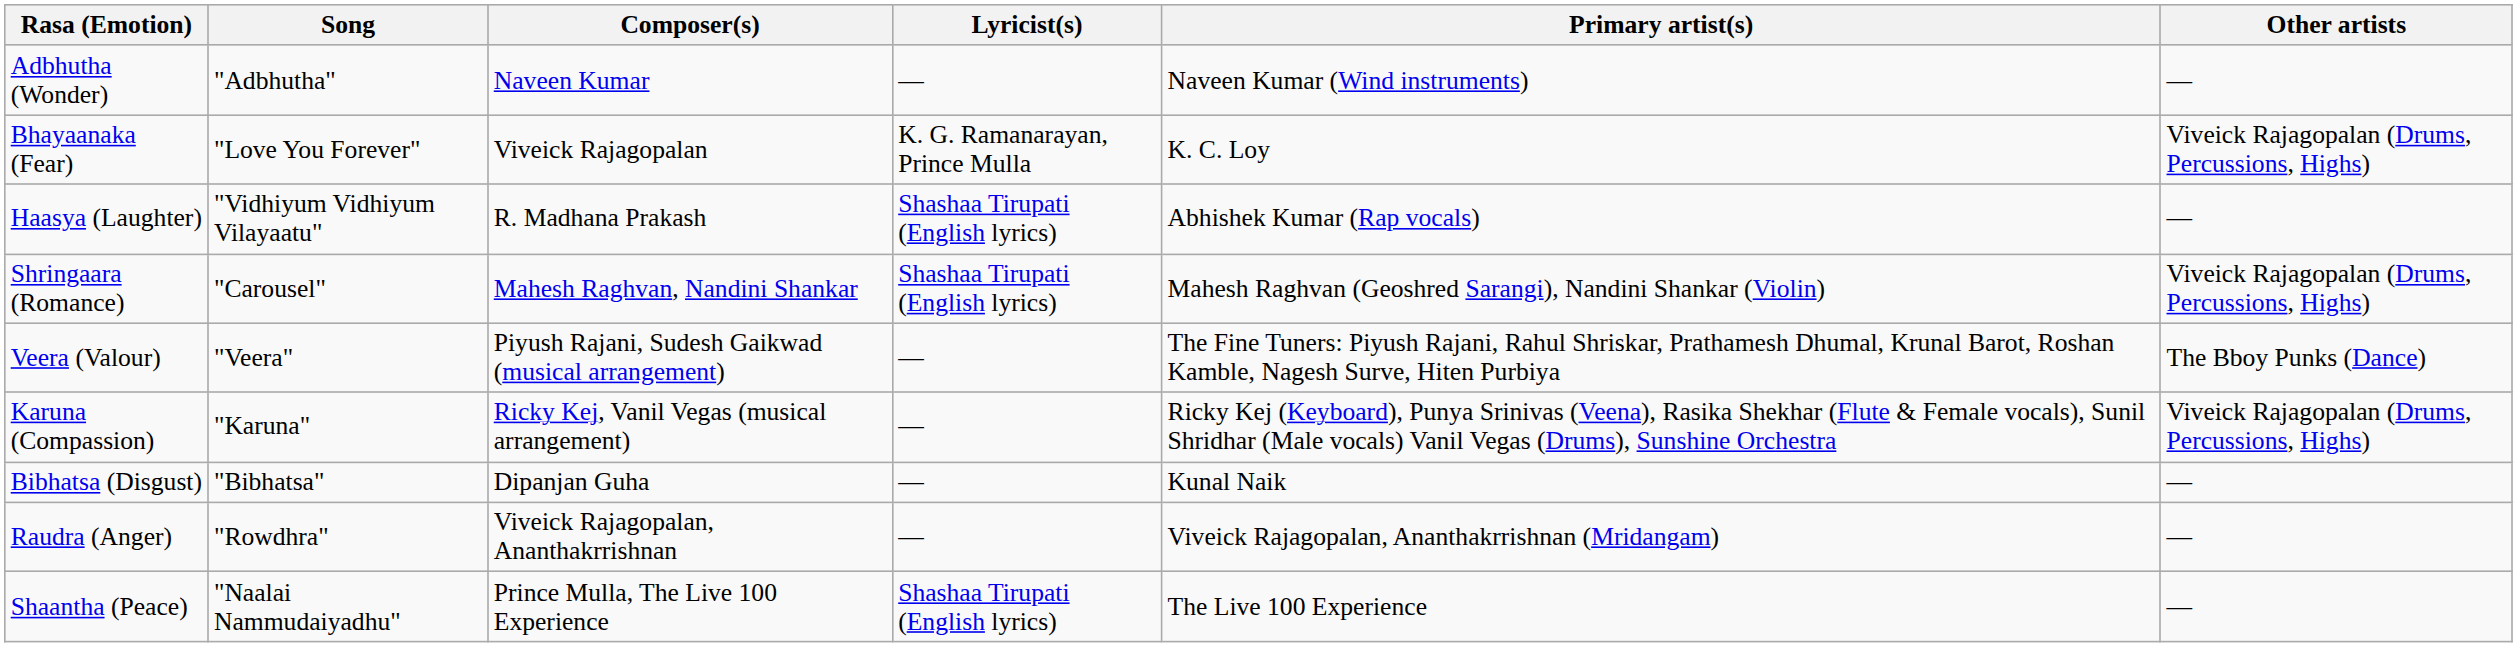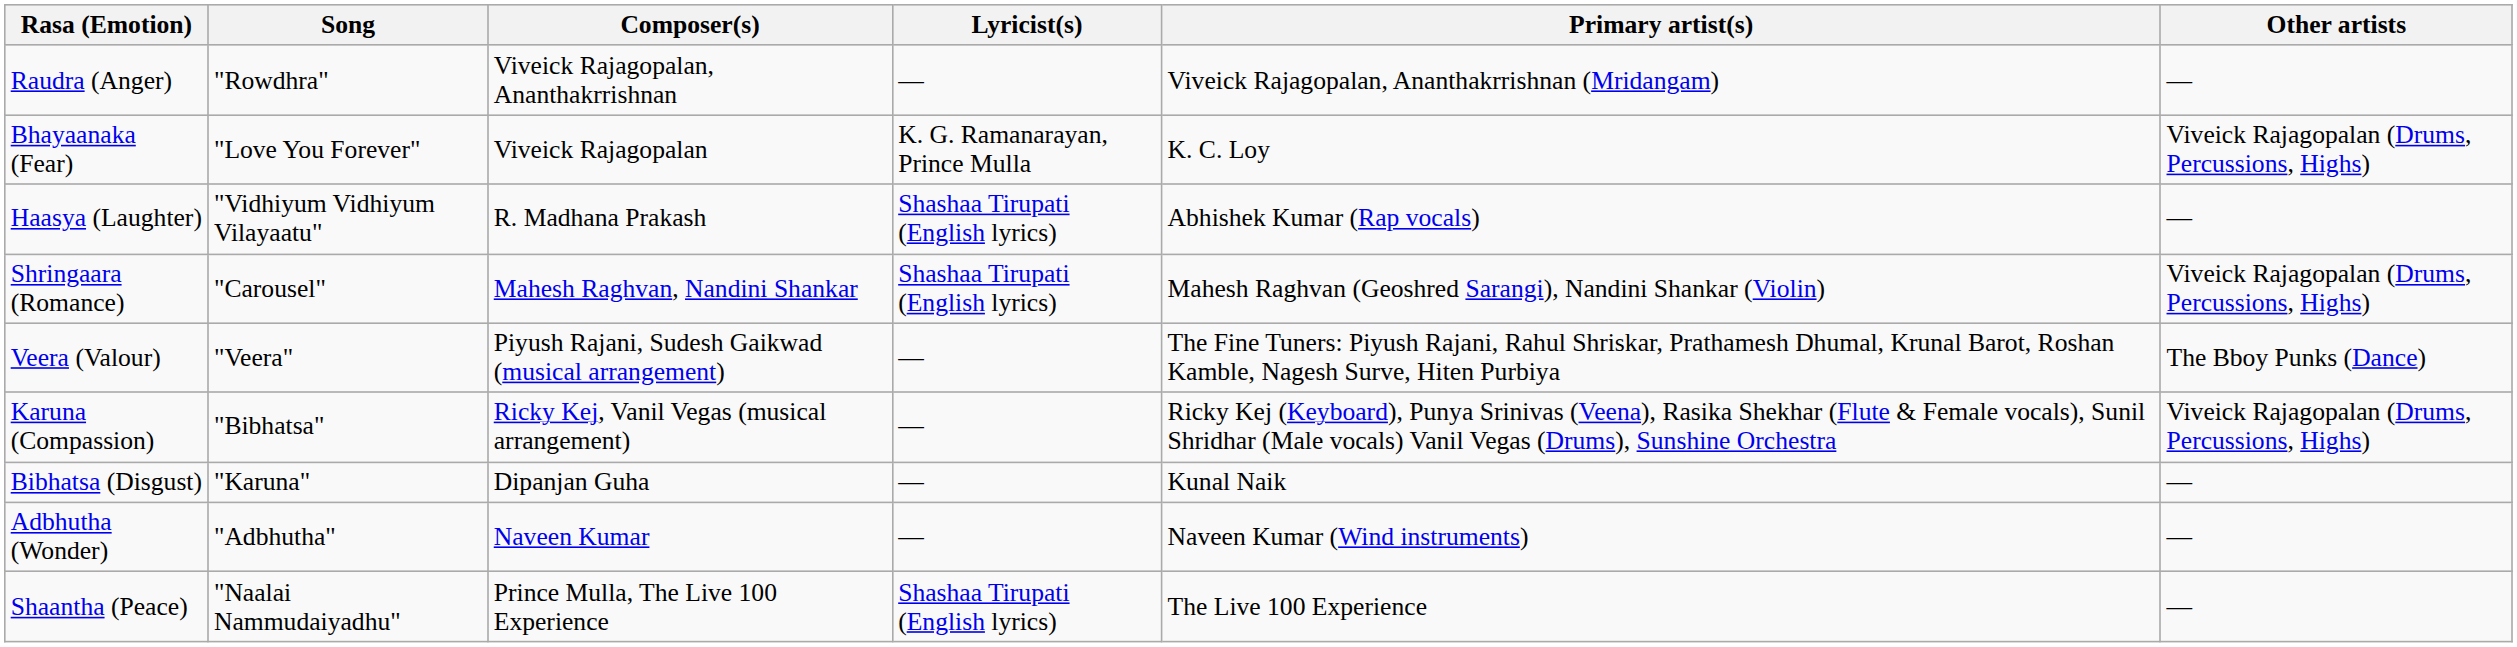rows swapped: (61, 79) <-> (91, 536)
(262, 426) "Karuna" -> (269, 426) "Bibhatsa"
(269, 481) "Bibhatsa" -> (262, 481) "Karuna"
